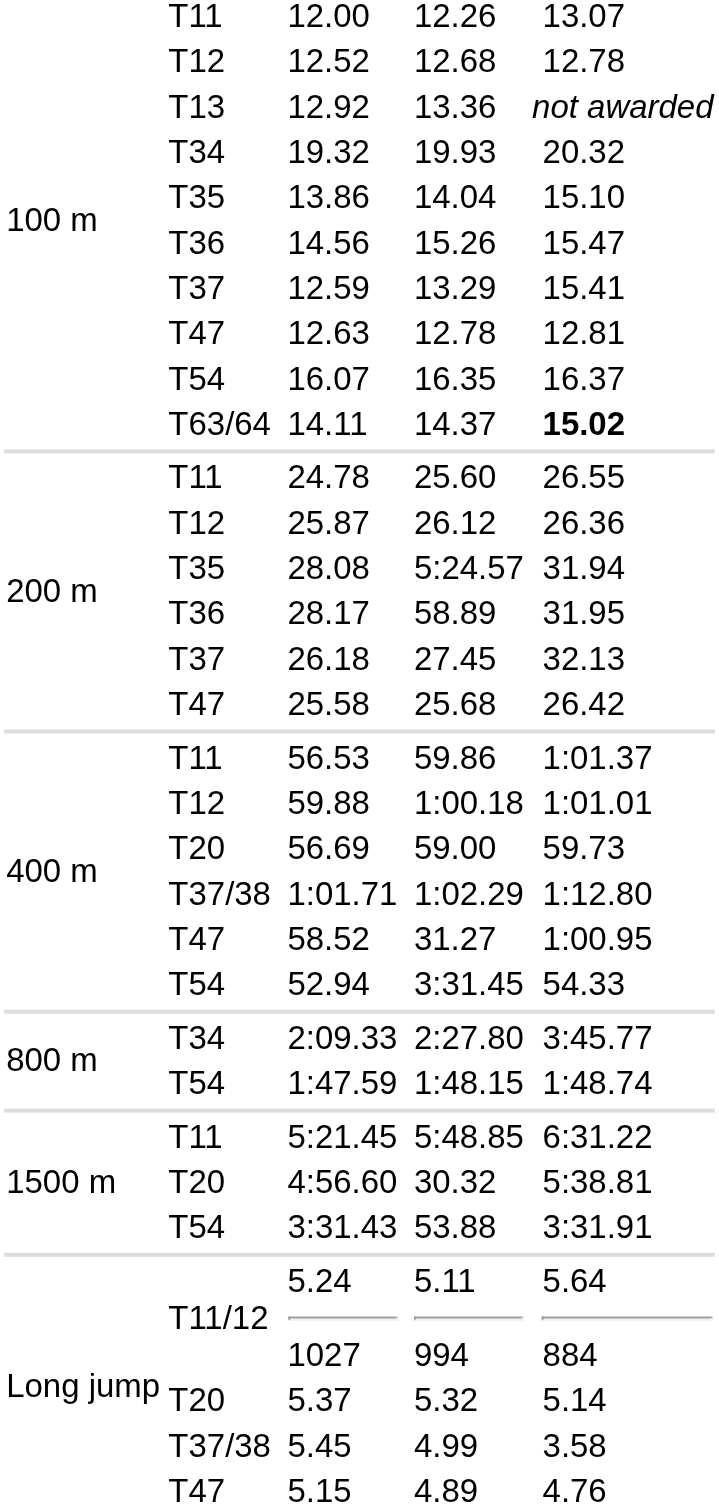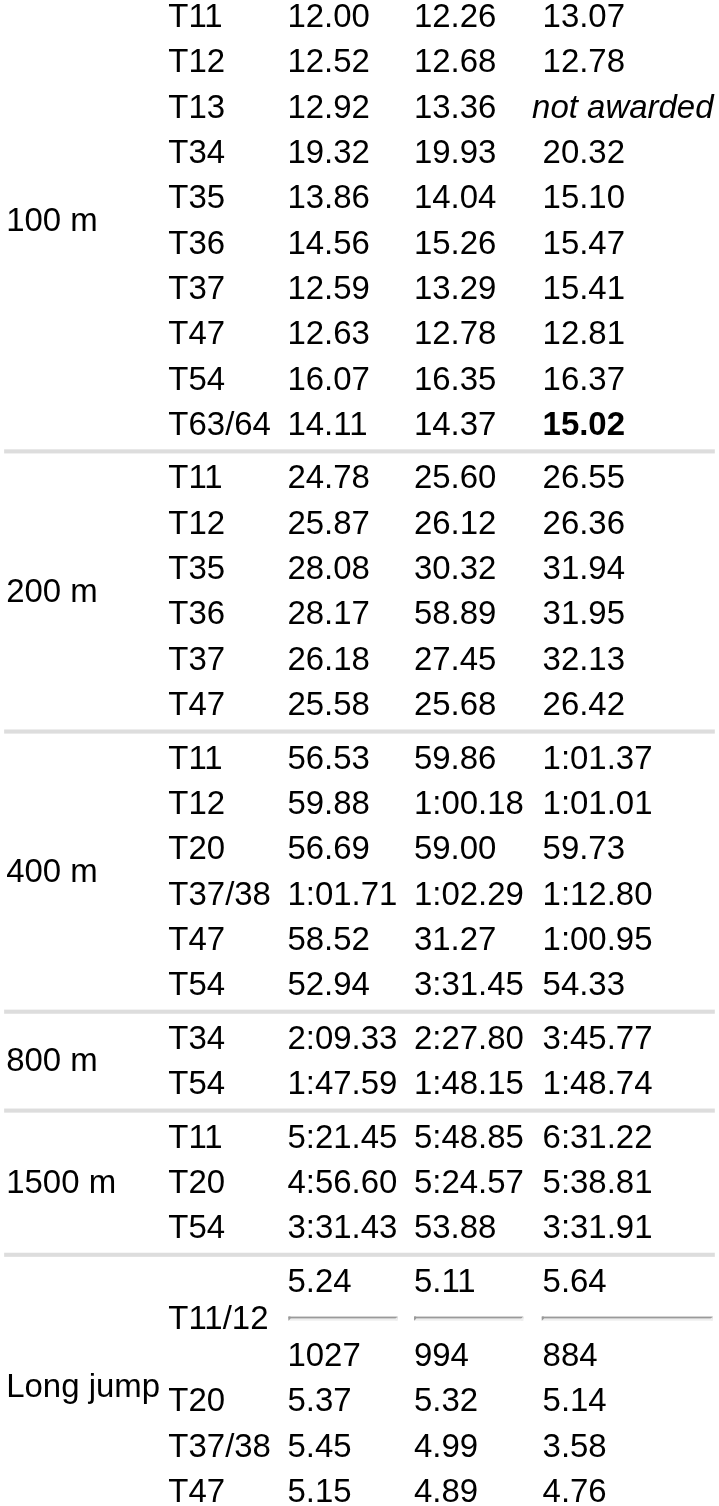(469, 568) 5:24.57 -> (455, 568) 30.32
(455, 1182) 30.32 -> (469, 1182) 5:24.57
